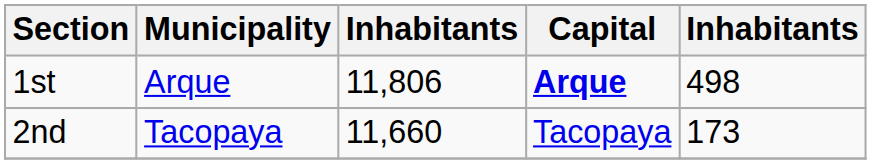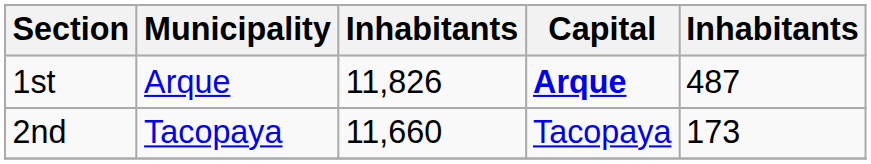(394, 81) 11,806 -> (394, 81) 11,826
(713, 81) 498 -> (713, 81) 487
